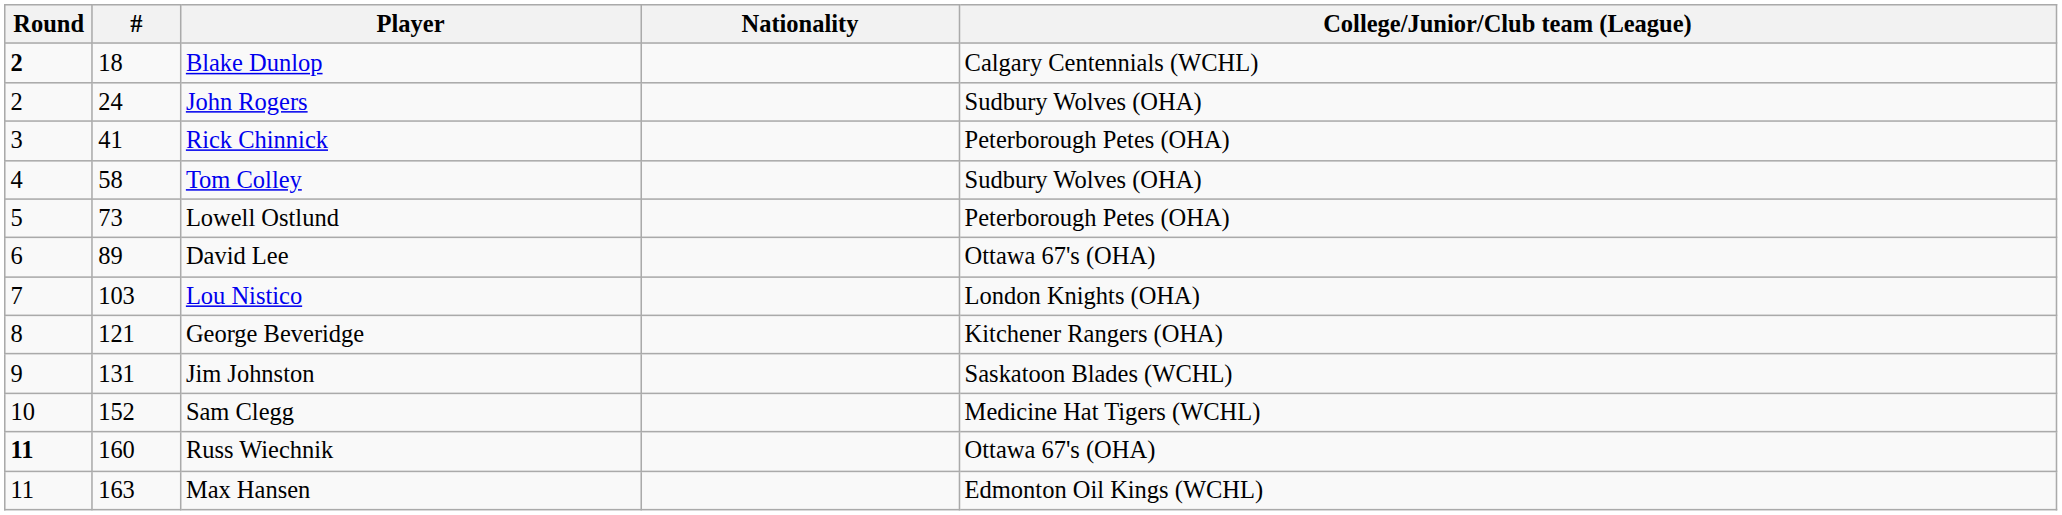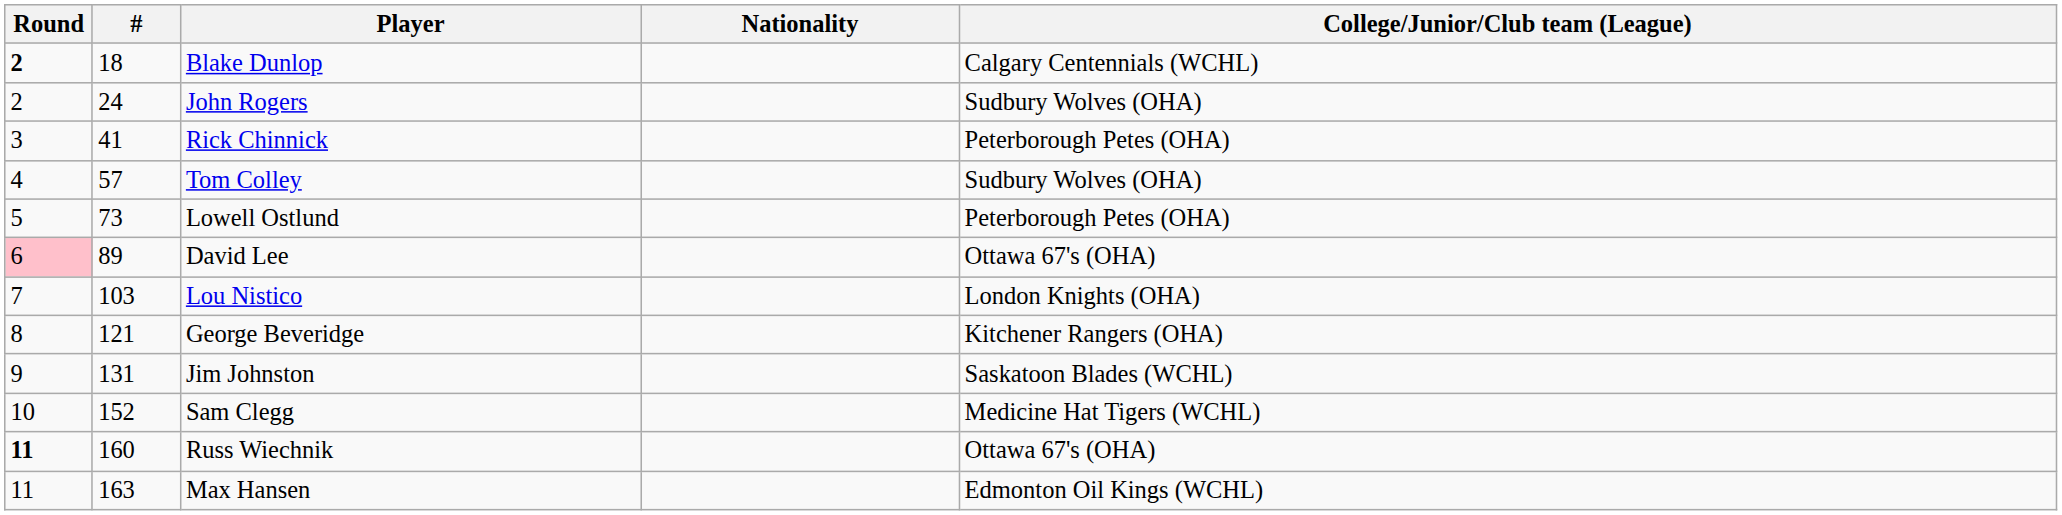(110, 179) 58 -> (110, 179) 57
(17, 256) no background -> (17, 256) pink background
